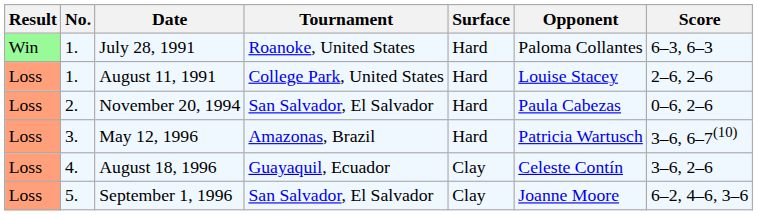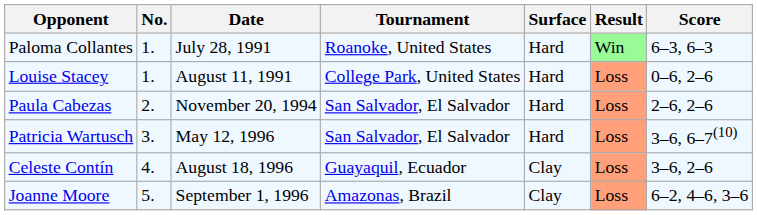columns swapped: (33, 18) <-> (581, 18)
(682, 75) 2–6, 2–6 -> (682, 75) 0–6, 2–6
(682, 104) 0–6, 2–6 -> (682, 104) 2–6, 2–6
(312, 135) Amazonas, Brazil -> (417, 135) San Salvador, El Salvador
(341, 195) San Salvador, El Salvador -> (388, 195) Amazonas, Brazil
